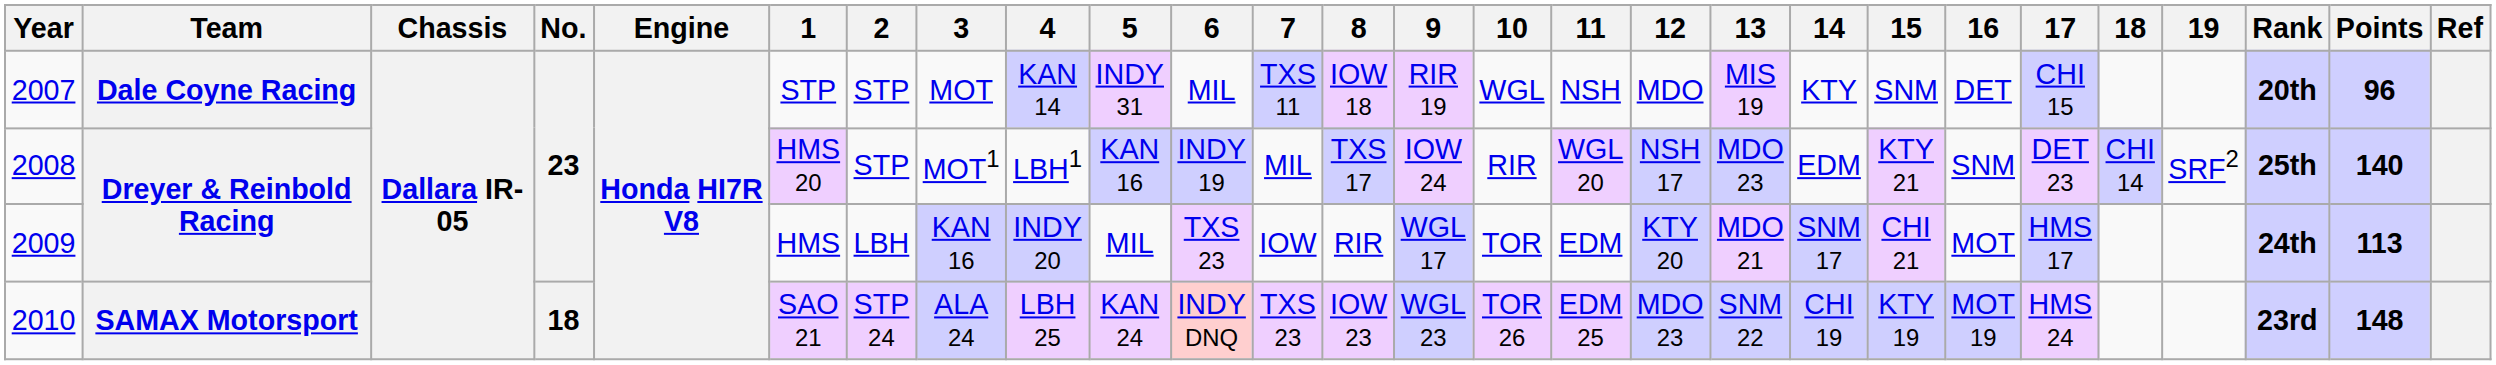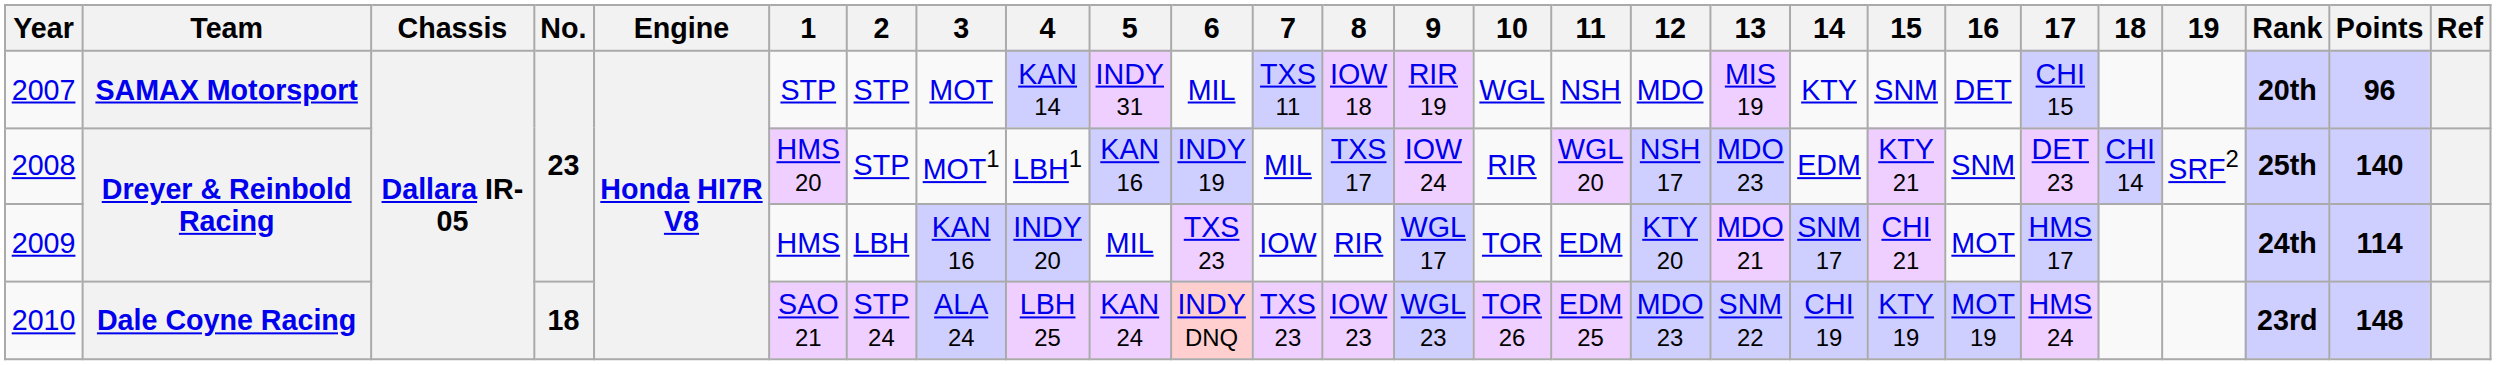(227, 89) Dale Coyne Racing -> (227, 89) SAMAX Motorsport
(2380, 243) 113 -> (2380, 243) 114
(227, 321) SAMAX Motorsport -> (227, 321) Dale Coyne Racing
